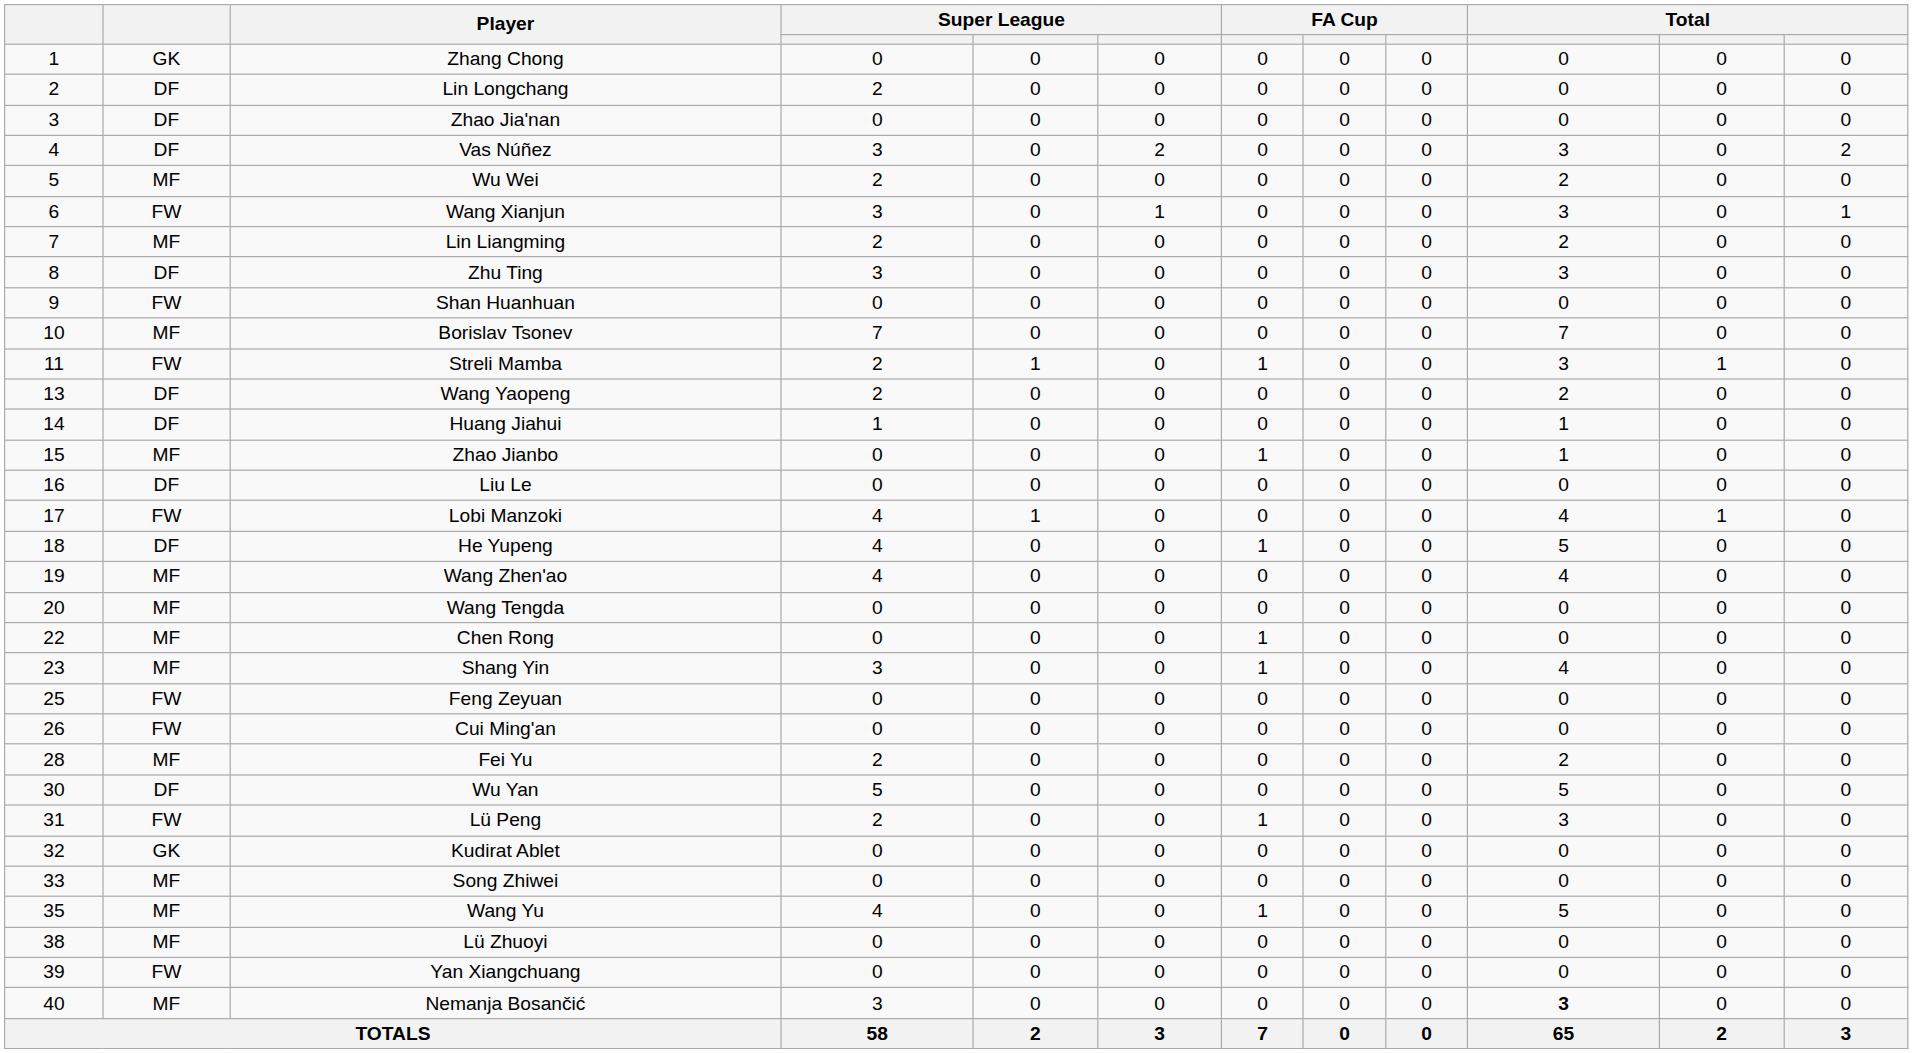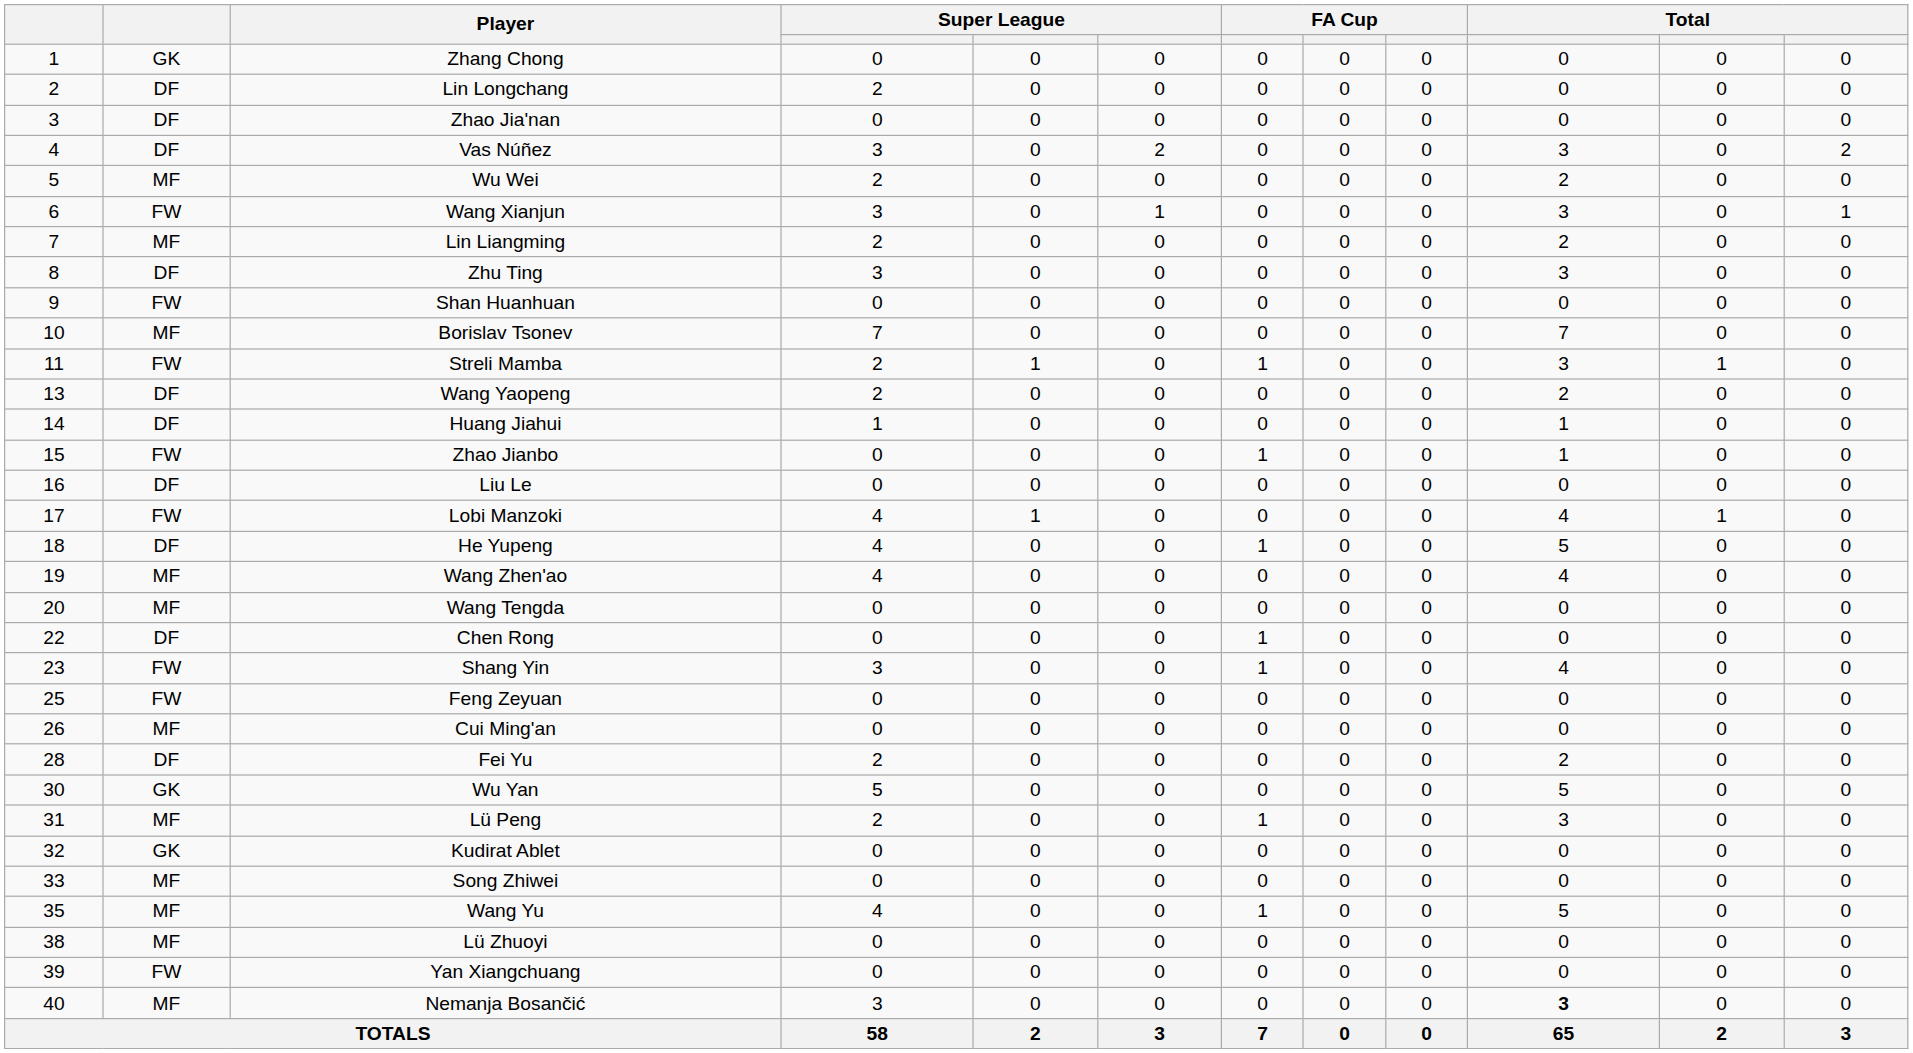(166, 454) MF -> (166, 454) FW
(166, 637) MF -> (166, 637) DF
(166, 668) MF -> (166, 668) FW
(166, 728) FW -> (166, 728) MF
(166, 759) MF -> (166, 759) DF
(166, 789) DF -> (166, 789) GK
(166, 820) FW -> (166, 820) MF
